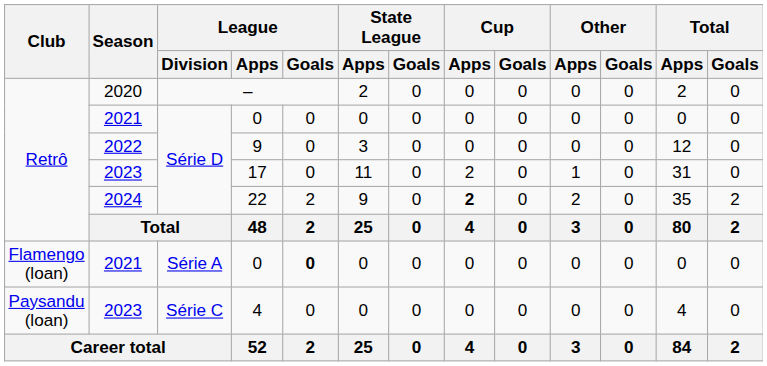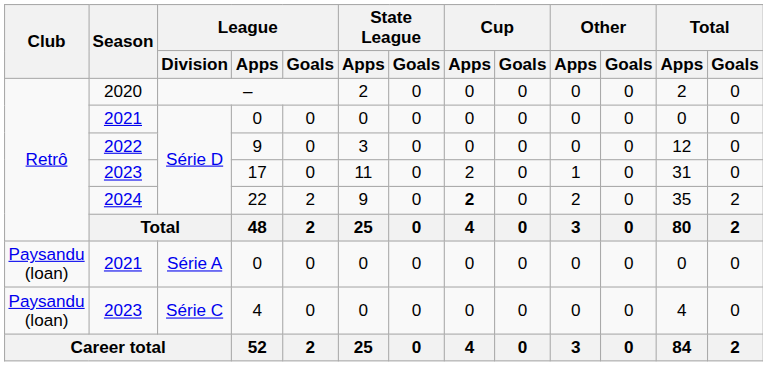(47, 264) Flamengo (loan) -> (47, 264) Paysandu (loan)
(310, 264) bold -> (310, 264) normal
